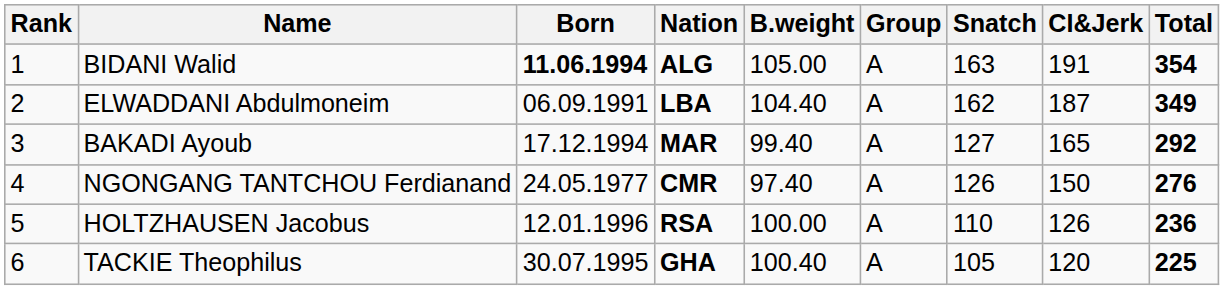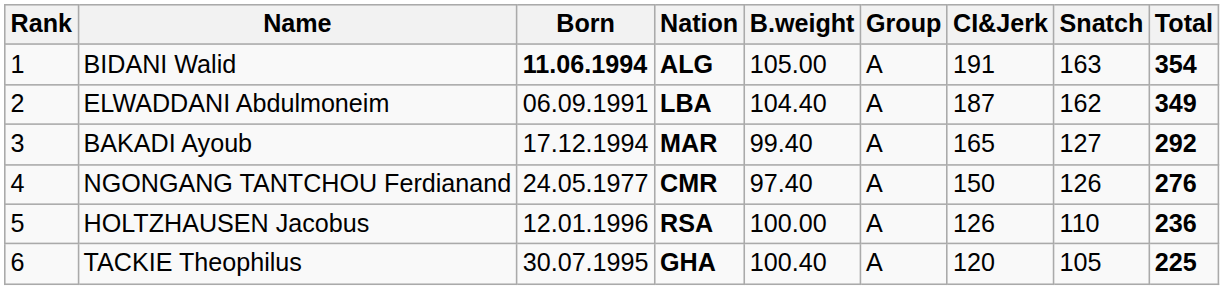columns swapped: (995, 24) <-> (1096, 24)
